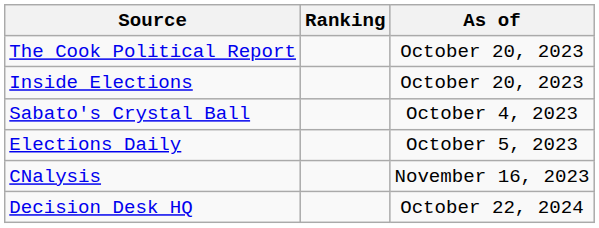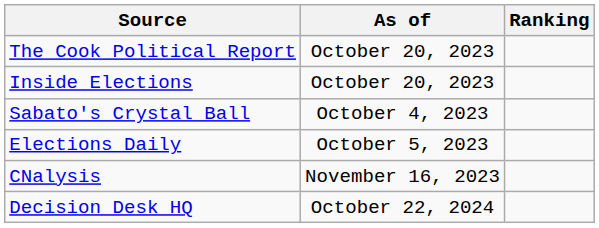columns swapped: (345, 20) <-> (492, 20)
